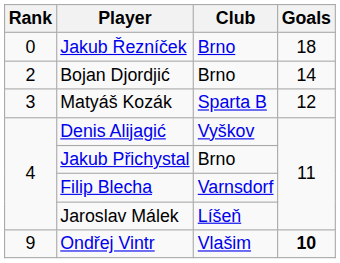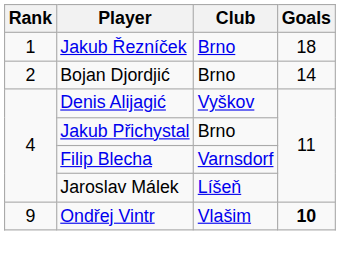(30, 46) 0 -> (30, 46) 1
- row: (116, 103)
